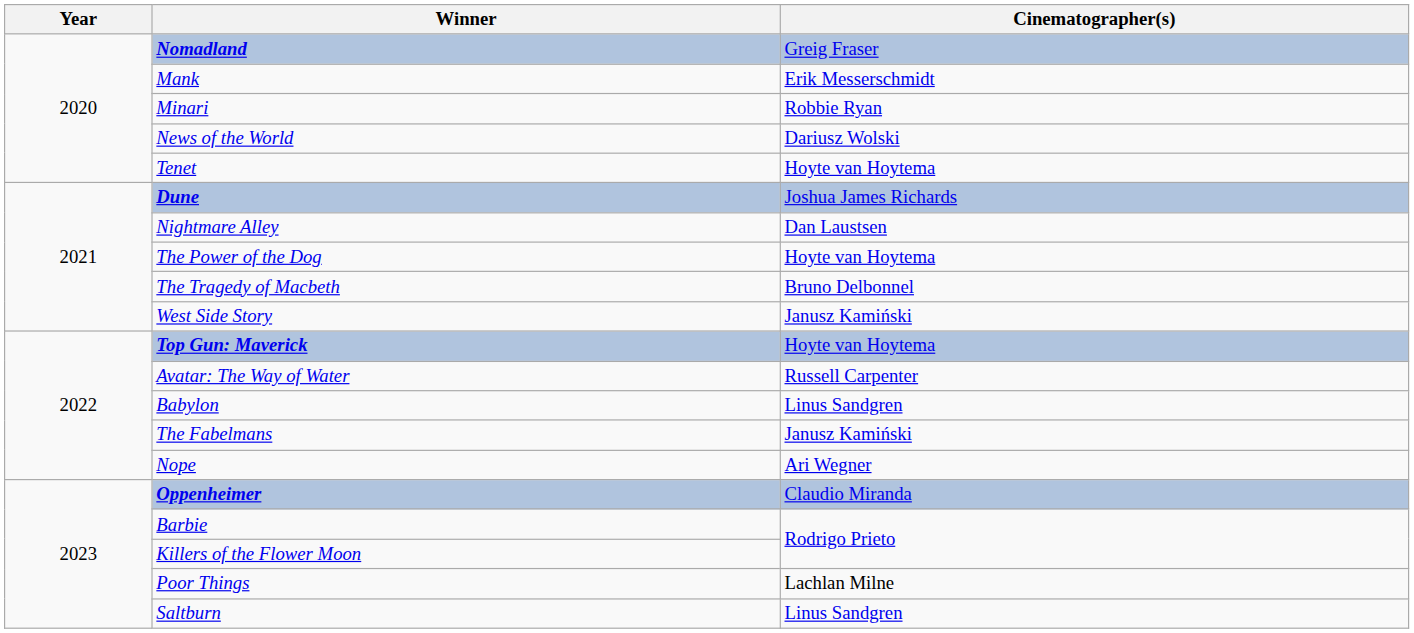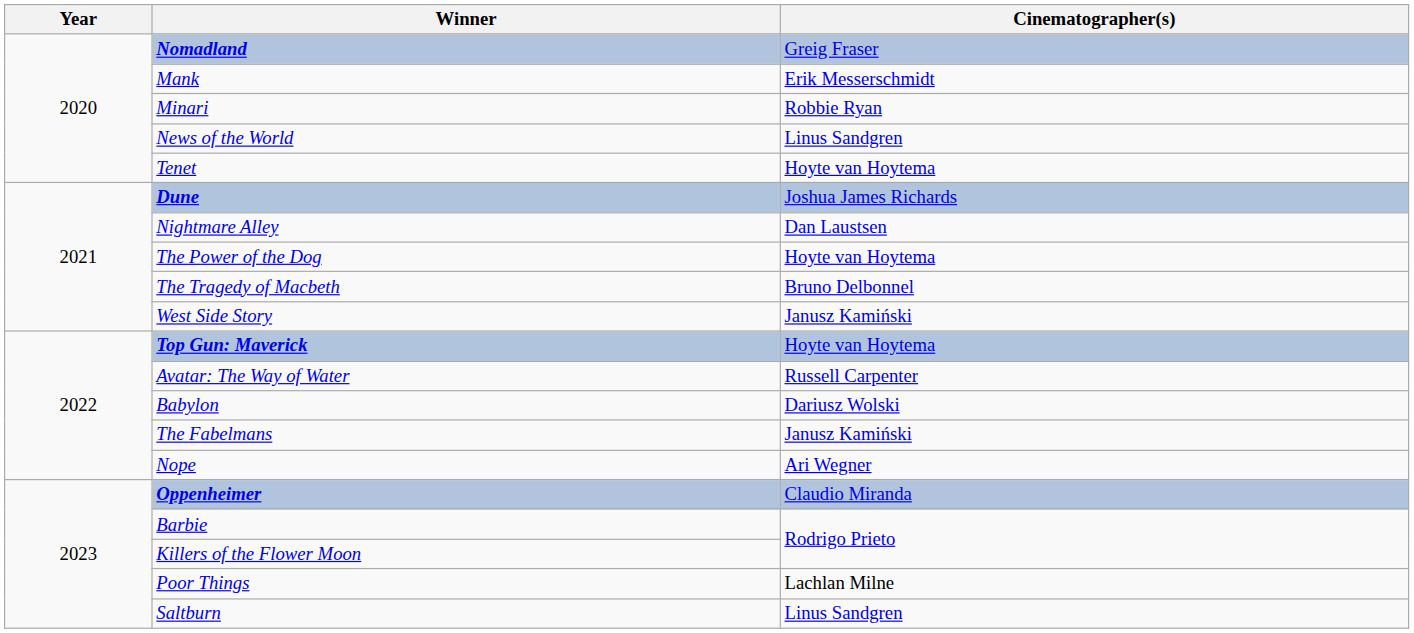(842, 138) Dariusz Wolski -> (844, 138) Linus Sandgren
(844, 405) Linus Sandgren -> (842, 405) Dariusz Wolski
